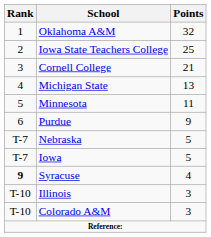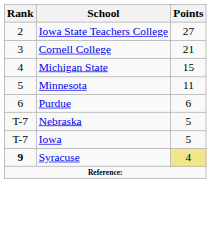- row: (77, 31)
(188, 49) 25 -> (188, 31) 27
(188, 85) 13 -> (188, 67) 15
(188, 121) 9 -> (188, 103) 6
(188, 175) no background -> (188, 157) khaki background
- row: (55, 193)
- row: (75, 211)
